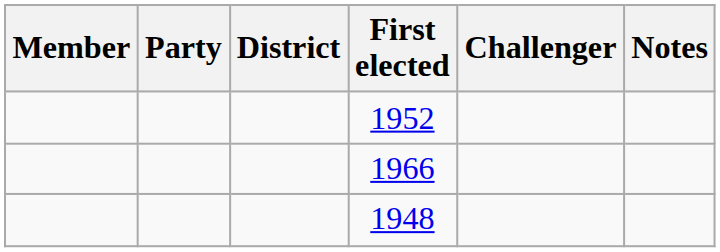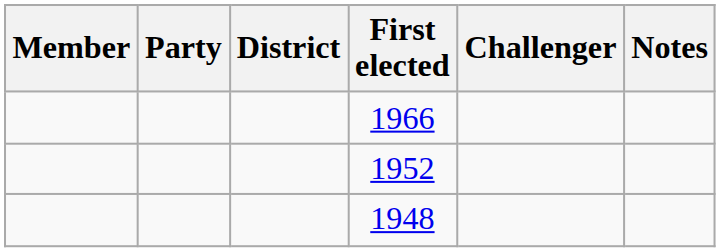rows swapped: (402, 168) <-> (402, 117)
